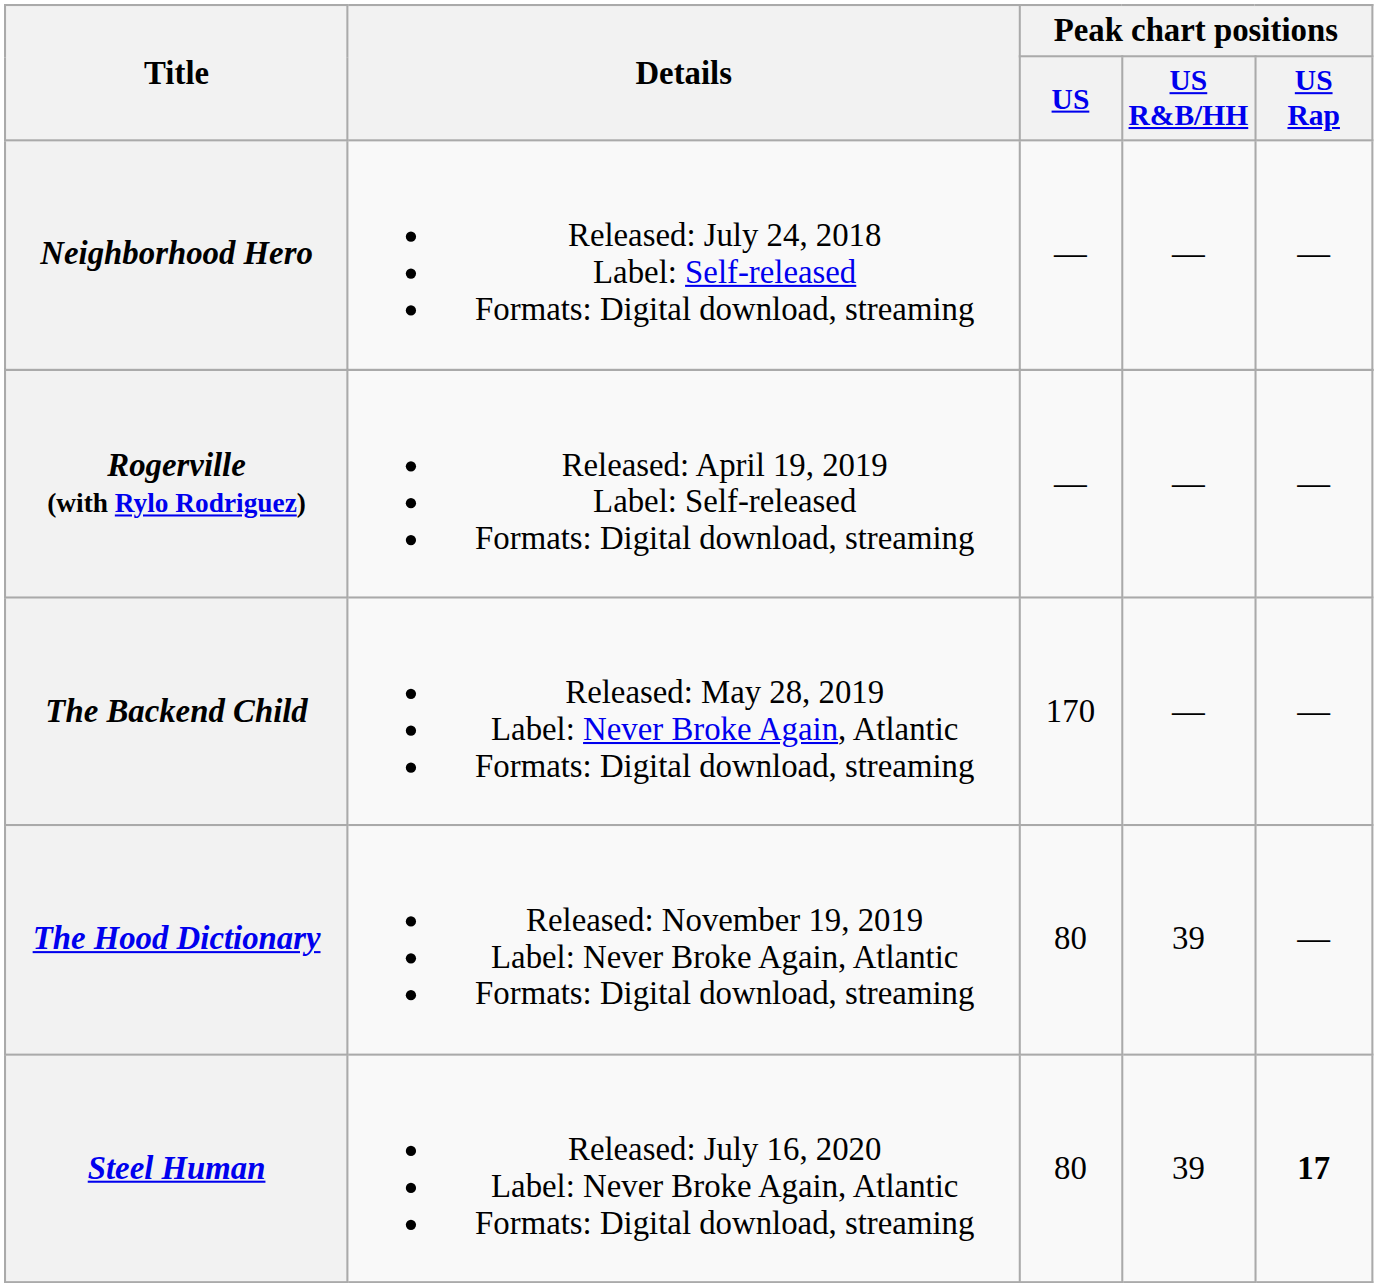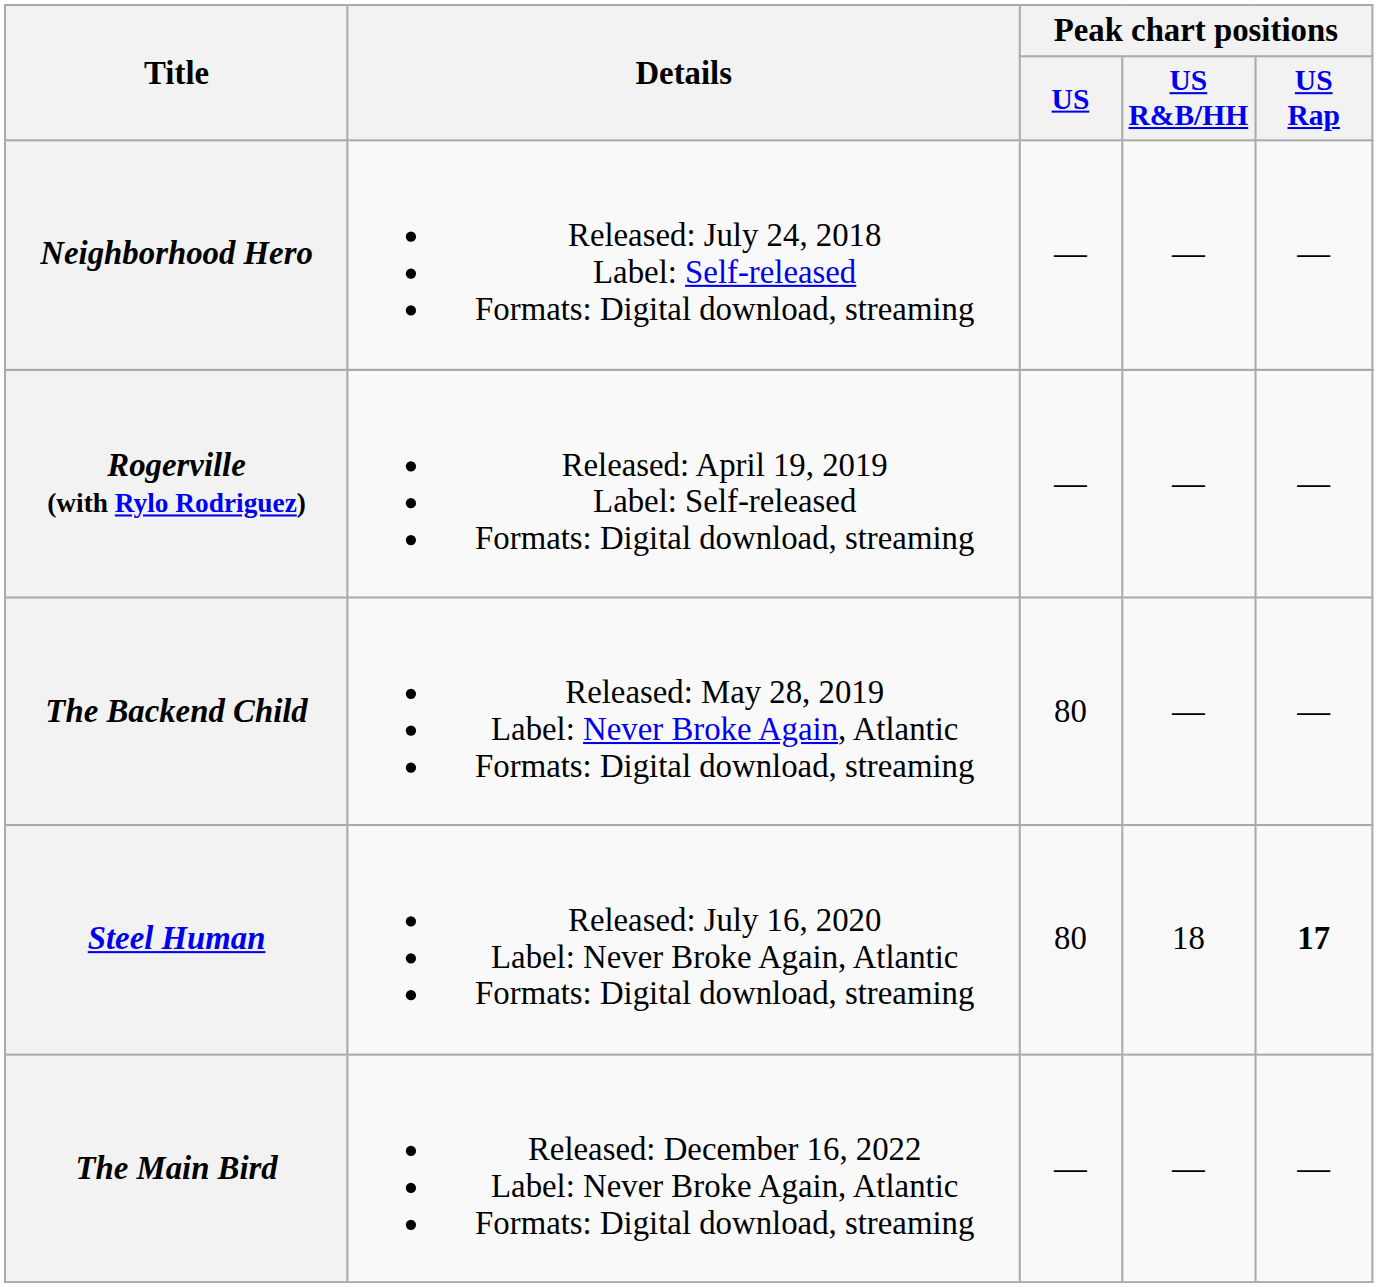(1070, 710) 170 -> (1070, 710) 80
- row: (177, 939)
(1188, 1167) 39 -> (1188, 939) 18
+ row: (177, 1167)
